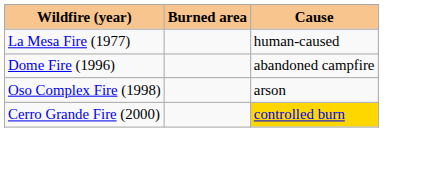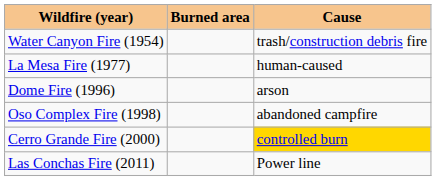+ row: (86, 41)
(314, 66) abandoned campfire -> (273, 90) arson
(270, 90) arson -> (317, 114) abandoned campfire
+ row: (81, 163)
